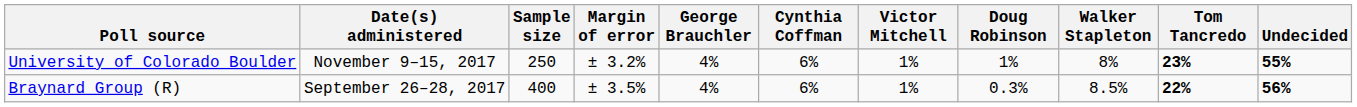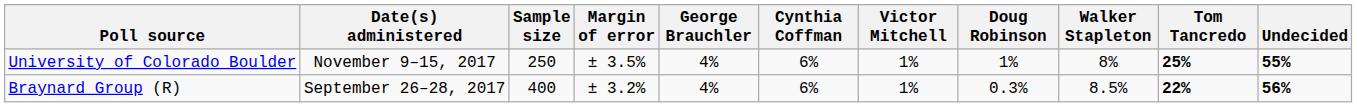(617, 62) ± 3.2% -> (617, 62) ± 3.5%
(1176, 62) 23% -> (1176, 62) 25%
(617, 88) ± 3.5% -> (617, 88) ± 3.2%
